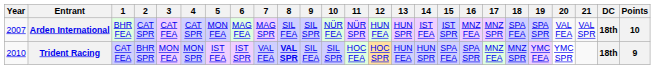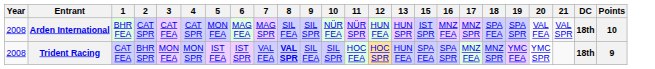- column: (426, 11)
(16, 29) 2007 -> (16, 29) 2008
(16, 53) 2010 -> (16, 53) 2008
